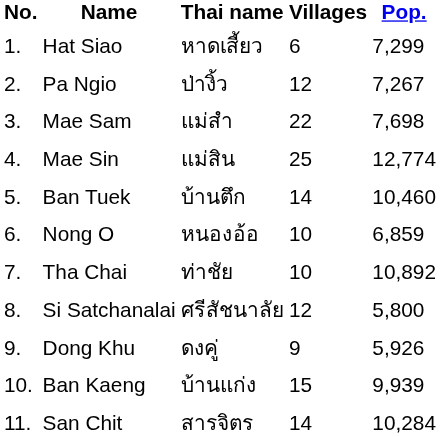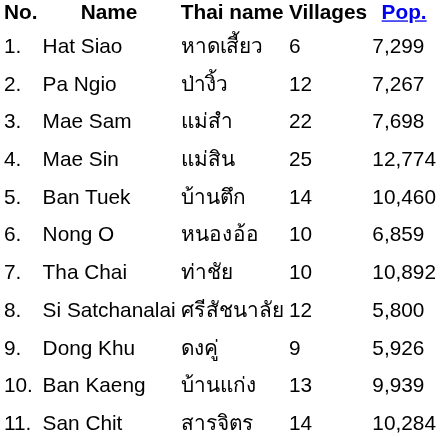(300, 384) 15 -> (300, 384) 13
